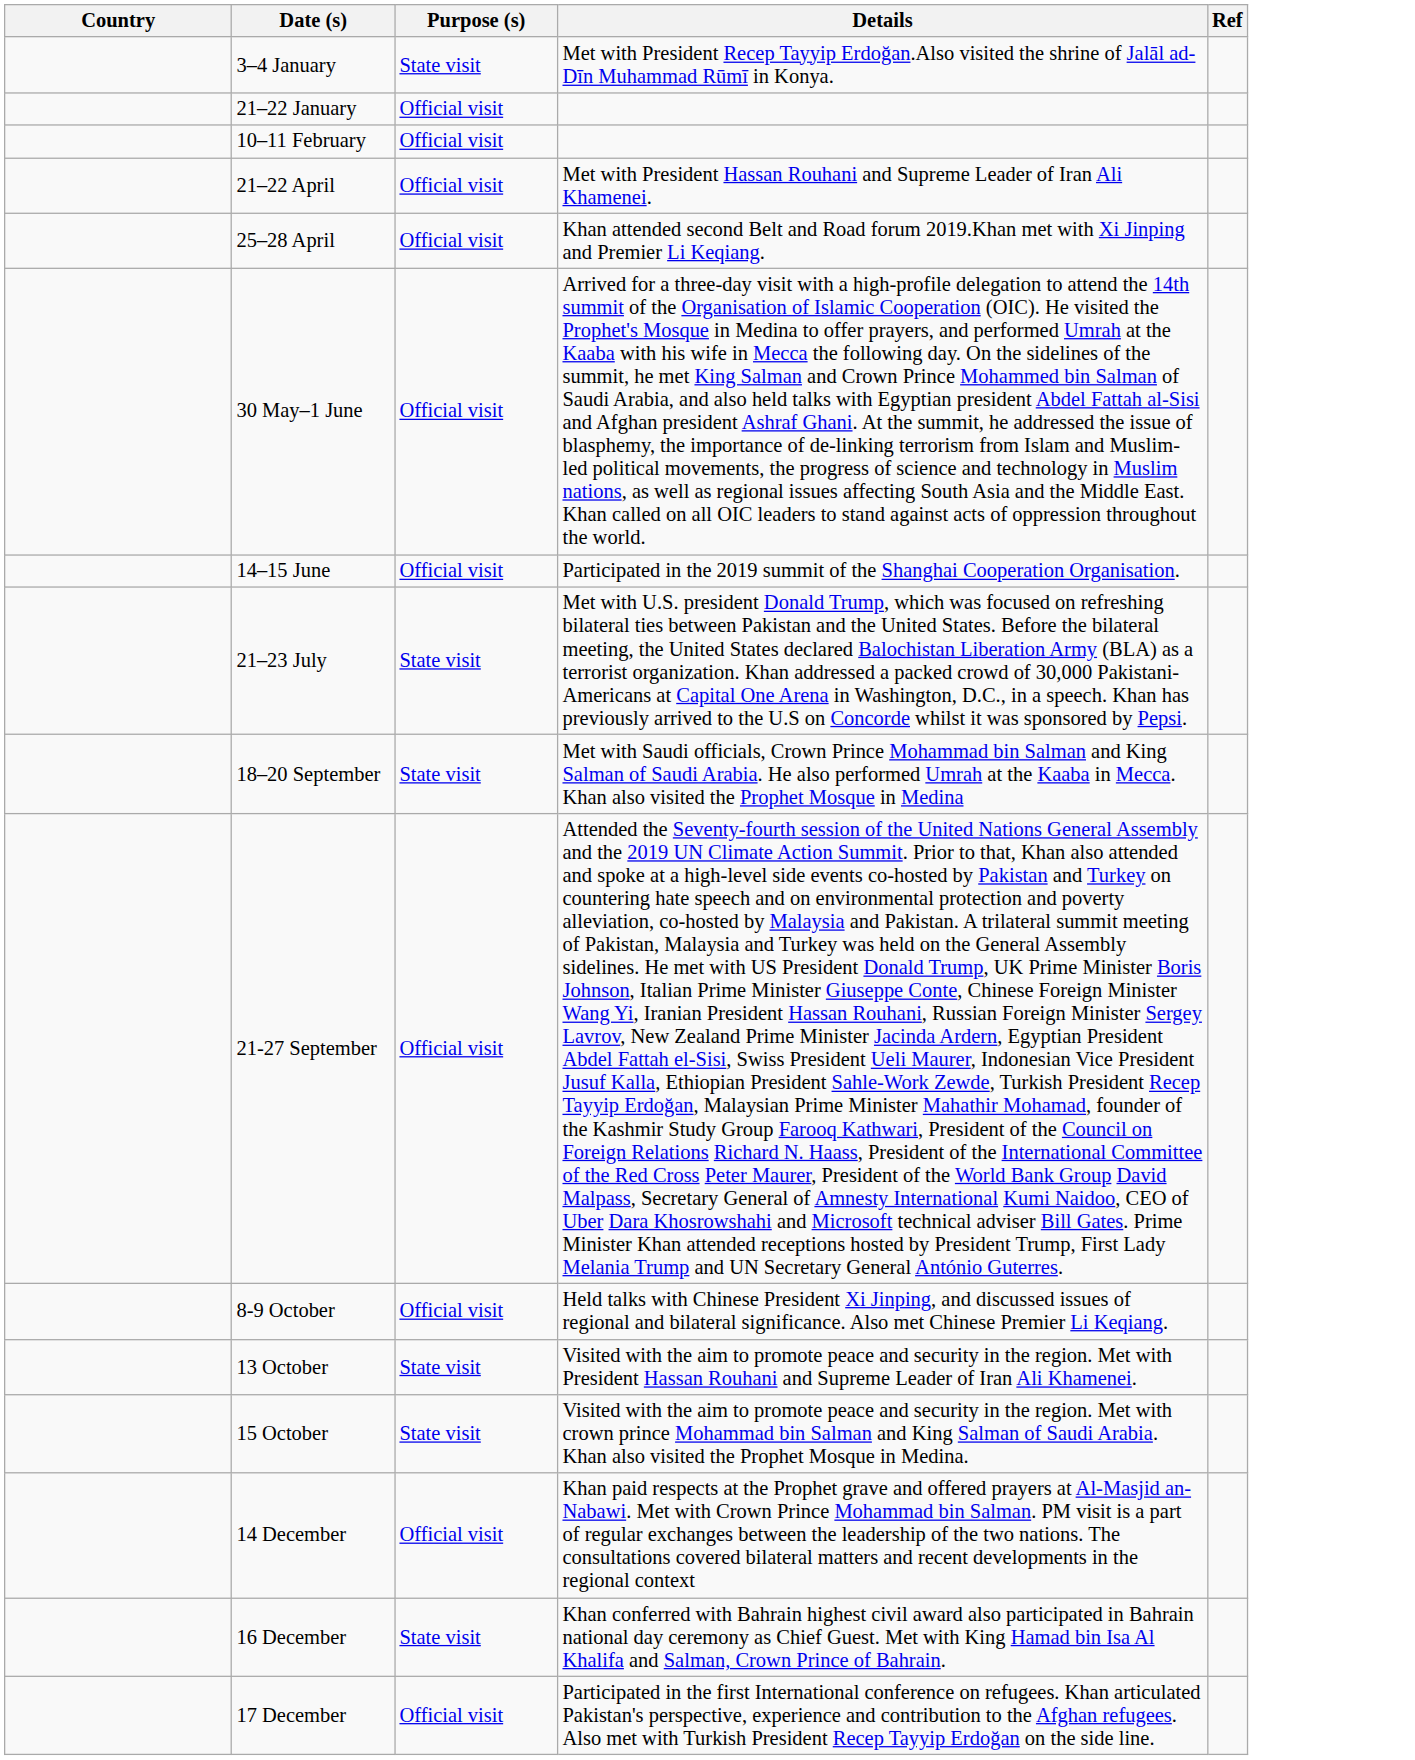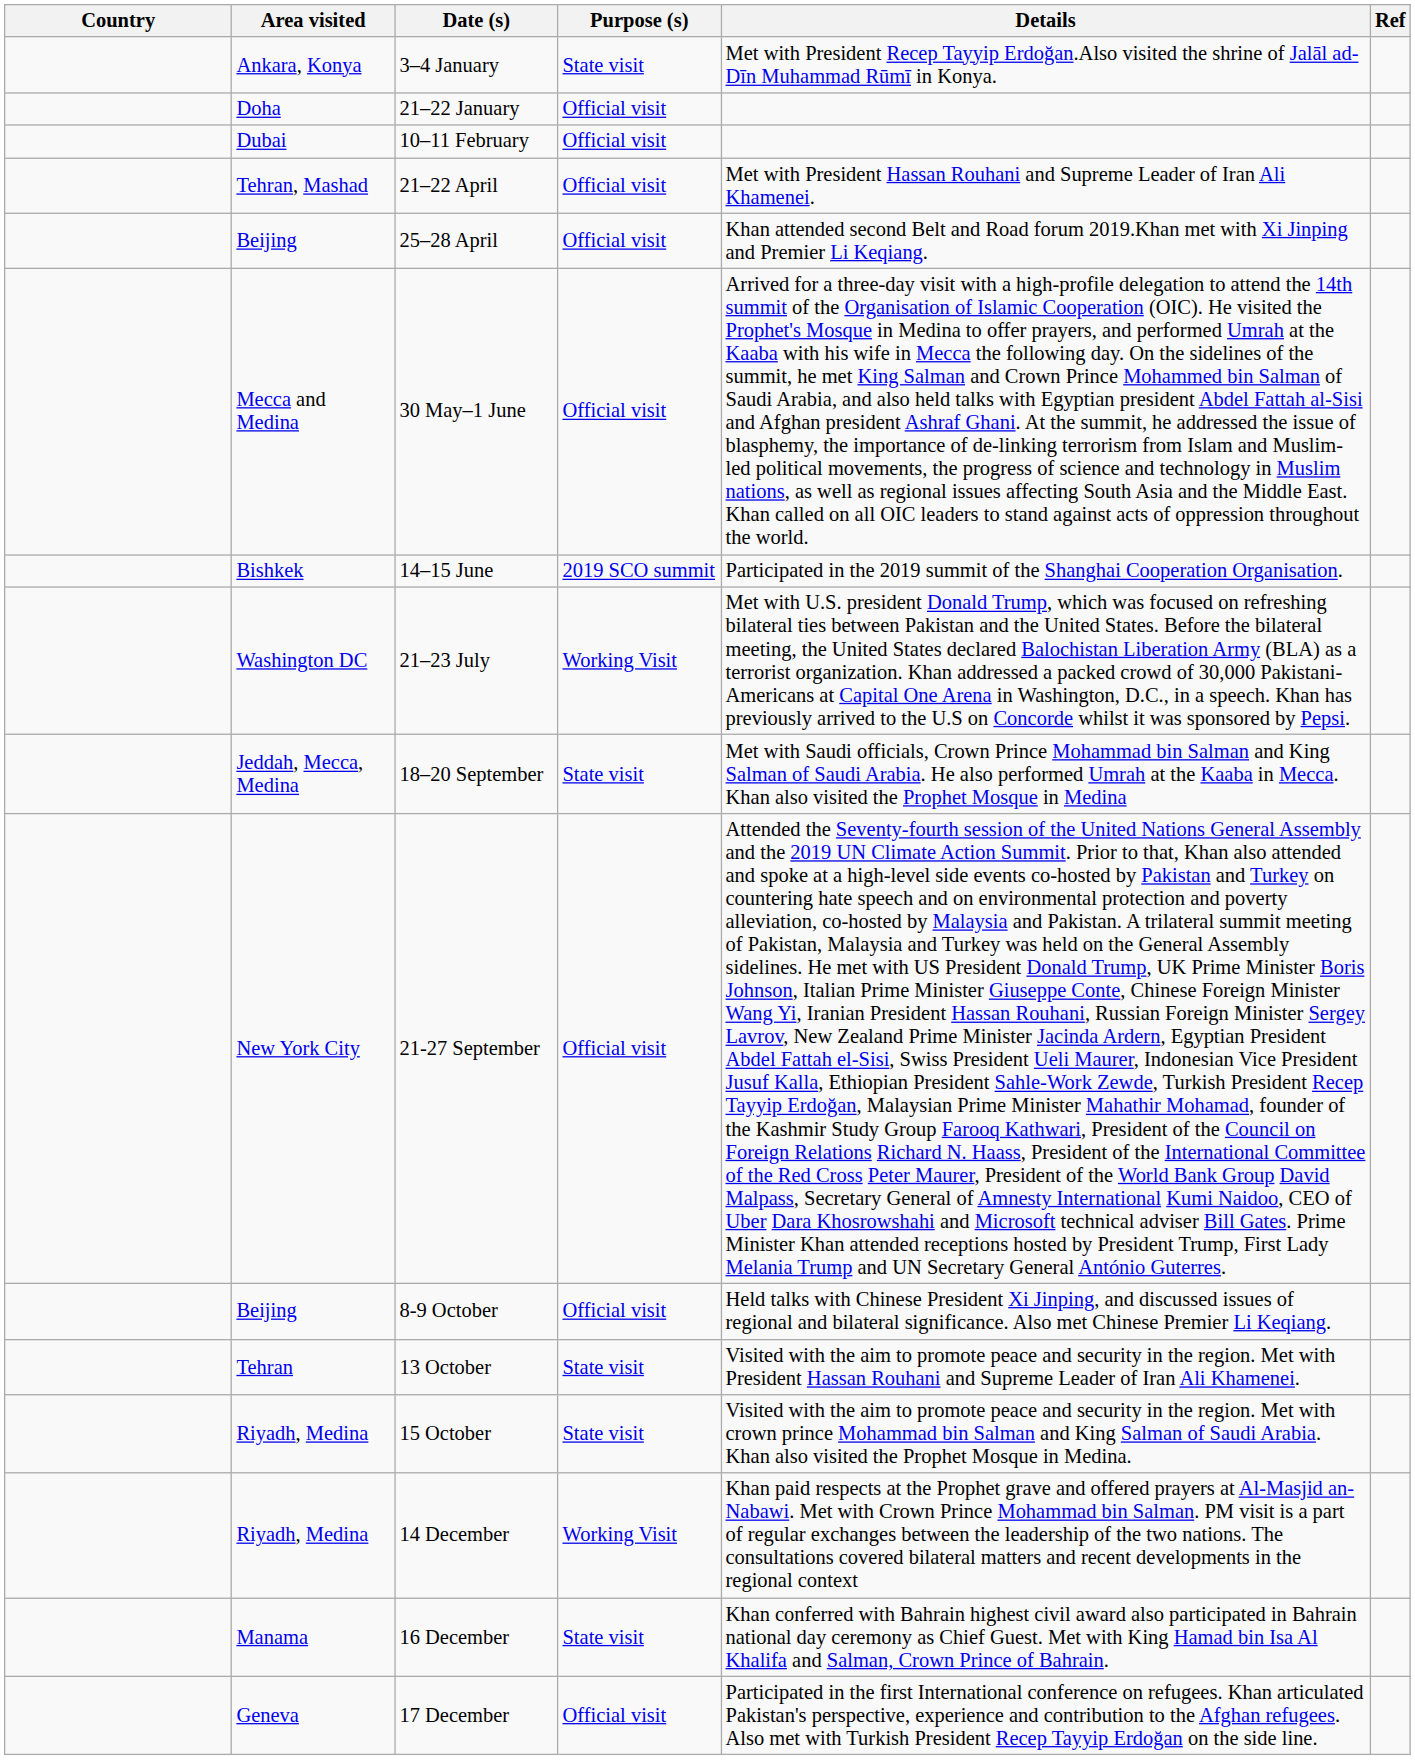+ column: (313, 20)
(451, 570) Official visit -> (639, 570) 2019 SCO summit
(440, 660) State visit -> (620, 660) Working Visit
(451, 1535) Official visit -> (620, 1535) Working Visit
